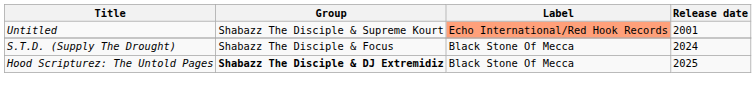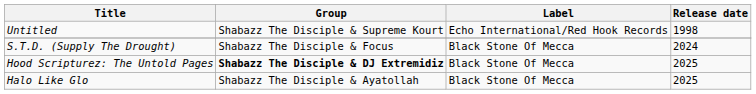(558, 30) lightsalmon background -> (558, 30) no background
(685, 30) 2001 -> (685, 30) 1998
+ row: (48, 81)
